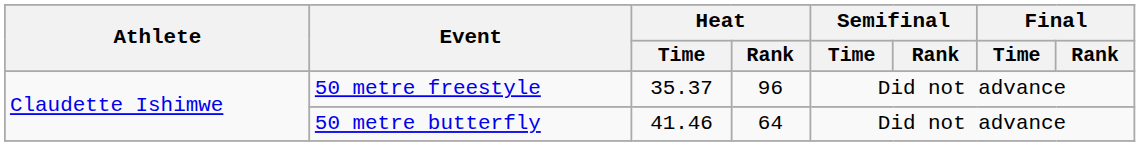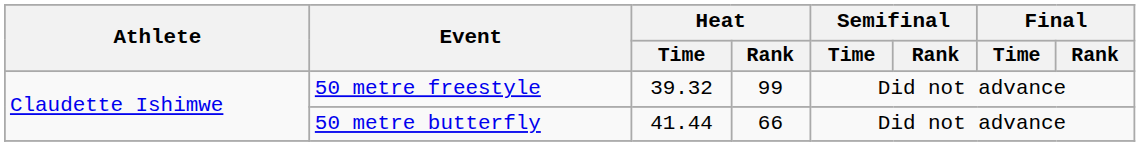(682, 89) 35.37 -> (682, 89) 39.32
(770, 89) 96 -> (770, 89) 99
(682, 124) 41.46 -> (682, 124) 41.44
(770, 124) 64 -> (770, 124) 66
